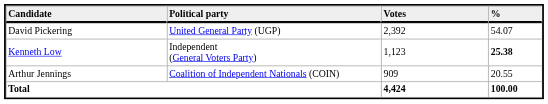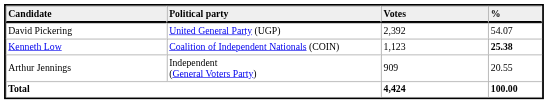(213, 52) Independent (General Voters Party) -> (254, 46) Coalition of Independent Nationals (COIN)
(254, 73) Coalition of Independent Nationals (COIN) -> (213, 68) Independent (General Voters Party)
